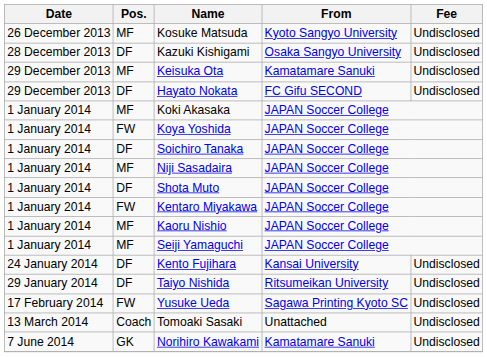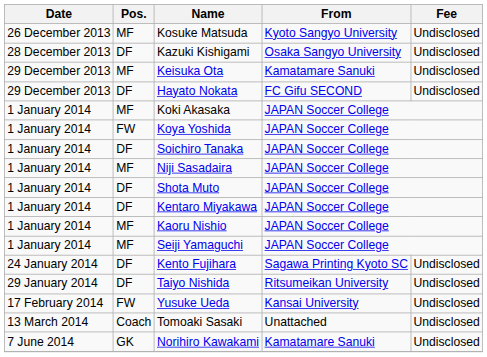(126, 206) FW -> (124, 206) DF
(312, 264) Kansai University -> (336, 264) Sagawa Printing Kyoto SC
(336, 303) Sagawa Printing Kyoto SC -> (312, 303) Kansai University
